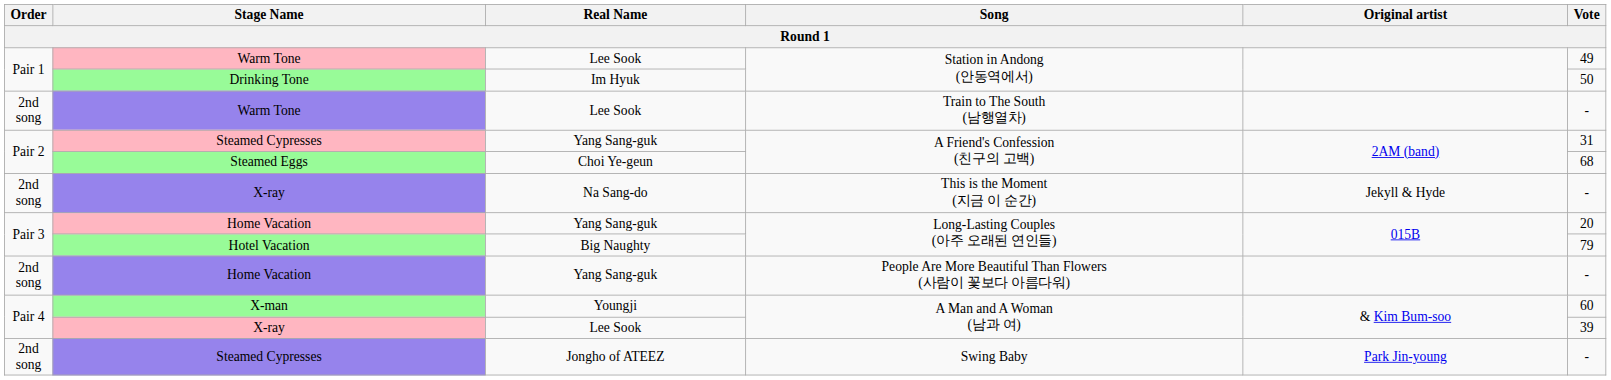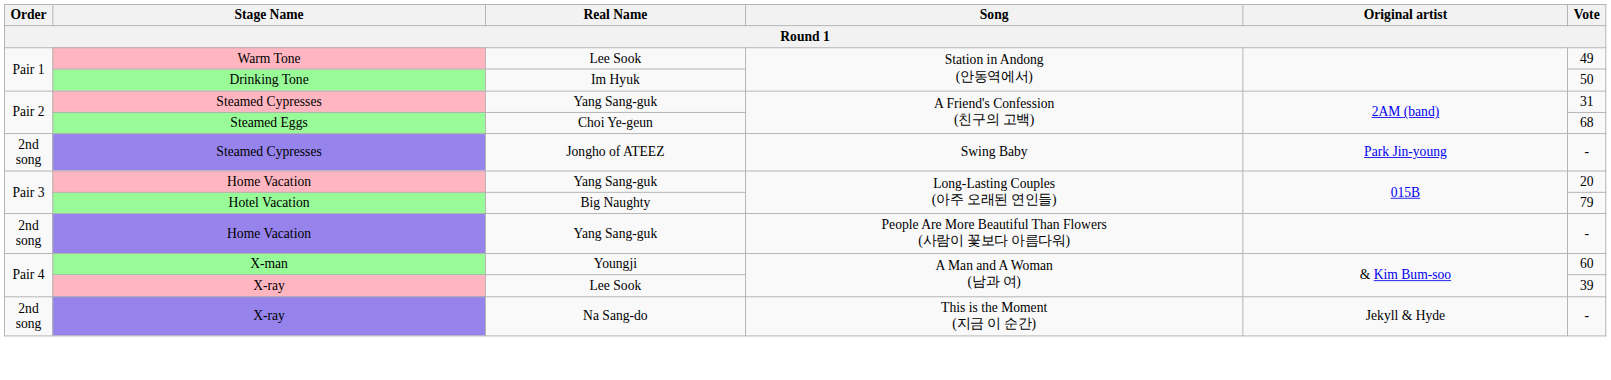- row: (269, 110)
rows swapped: (269, 356) <-> (269, 193)
